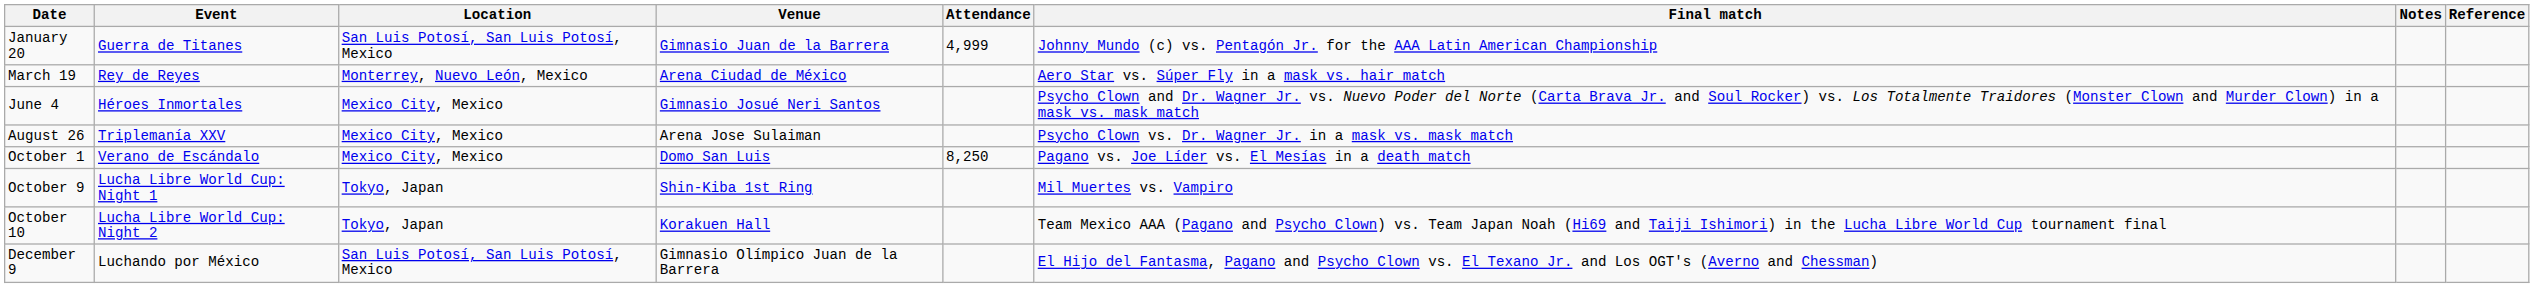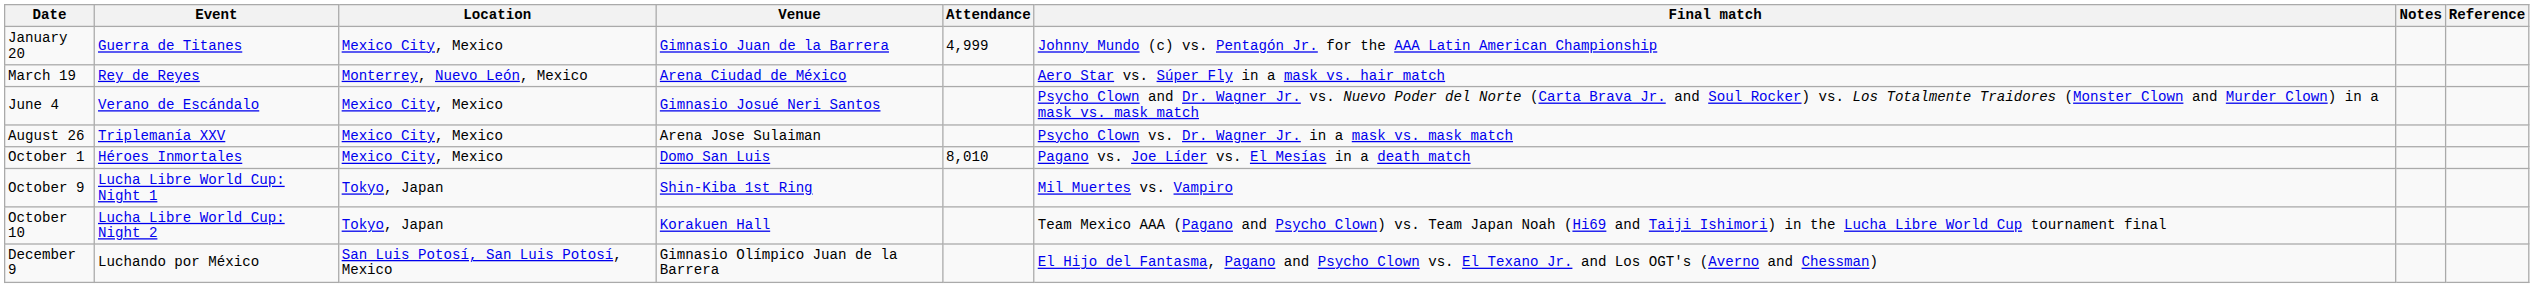(482, 46) San Luis Potosí, San Luis Potosí, Mexico -> (422, 46) Mexico City, Mexico
(170, 106) Héroes Inmortales -> (179, 106) Verano de Escándalo
(179, 158) Verano de Escándalo -> (170, 158) Héroes Inmortales
(967, 158) 8,250 -> (967, 158) 8,010
